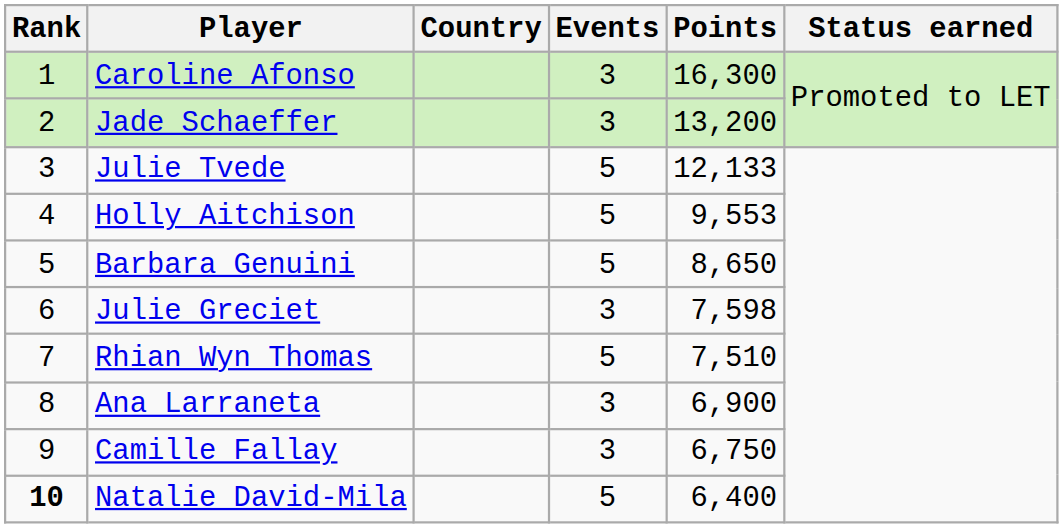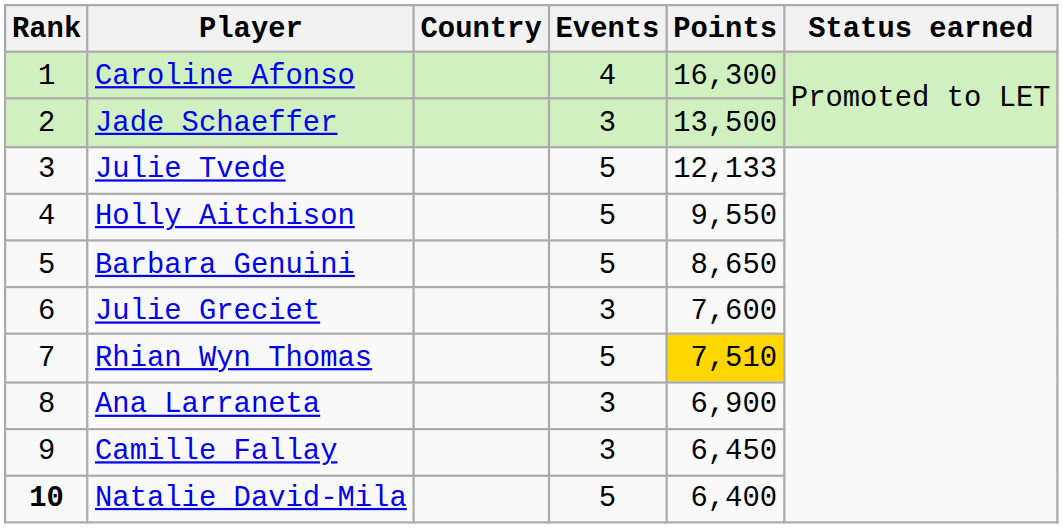(607, 76) 3 -> (607, 76) 4
(725, 123) 13,200 -> (725, 123) 13,500
(734, 217) 9,553 -> (734, 217) 9,550
(734, 311) 7,598 -> (734, 311) 7,600
(734, 358) no background -> (734, 358) gold background
(734, 452) 6,750 -> (734, 452) 6,450
